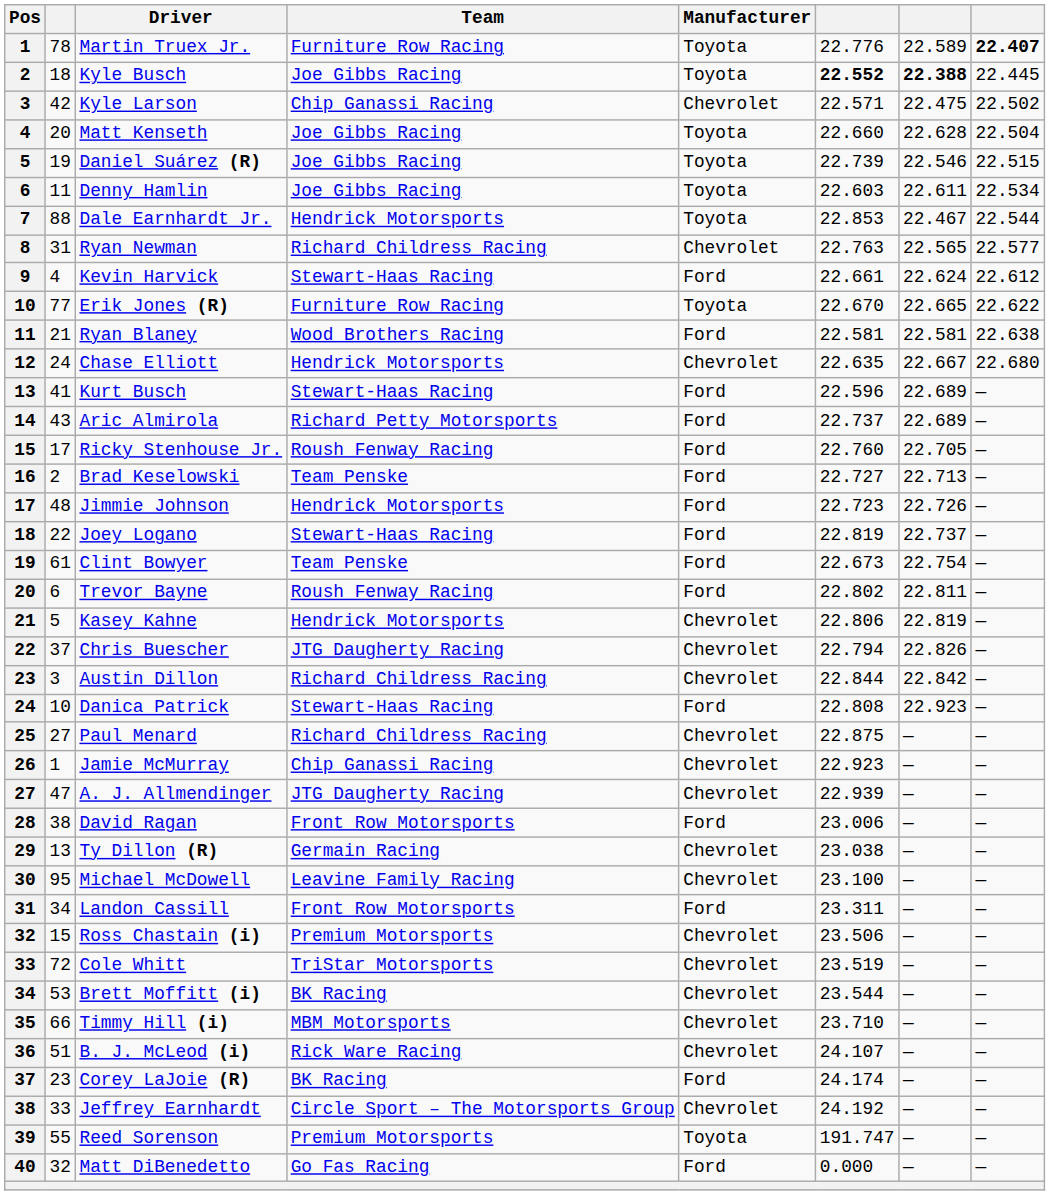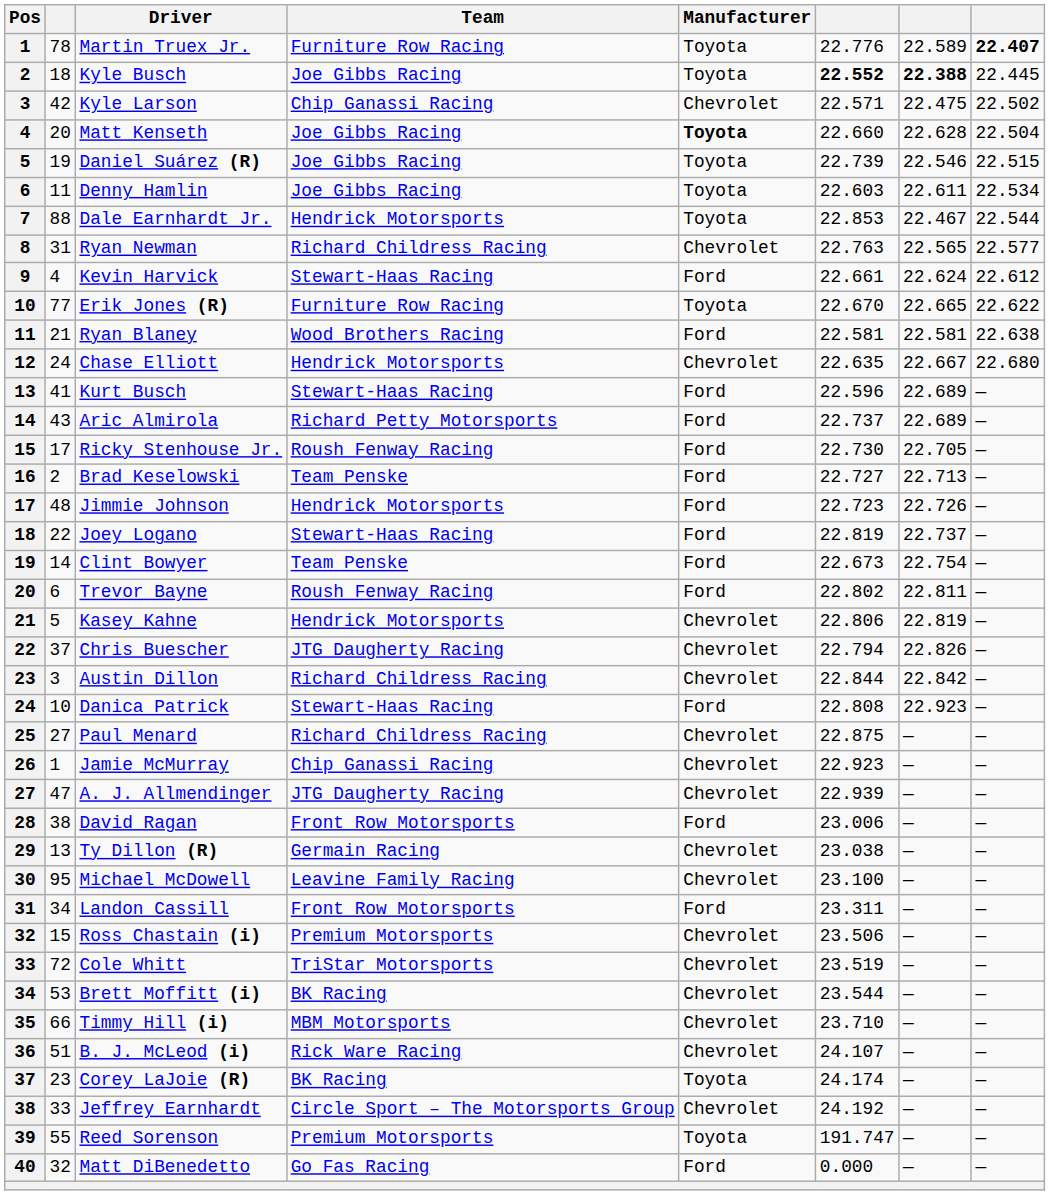(715, 134) normal -> (715, 134) bold
(852, 450) 22.760 -> (852, 450) 22.730
(60, 565) 61 -> (60, 565) 14
(705, 1082) Ford -> (715, 1082) Toyota
